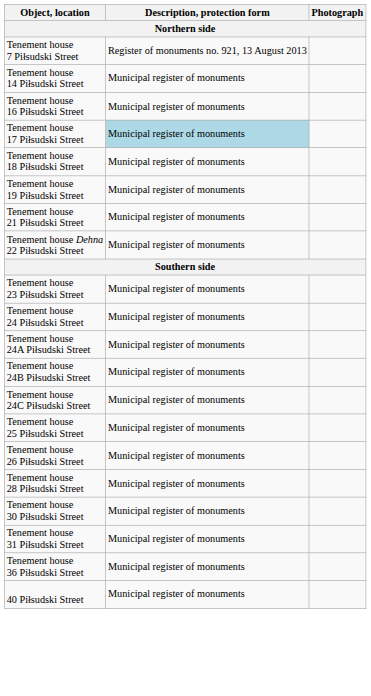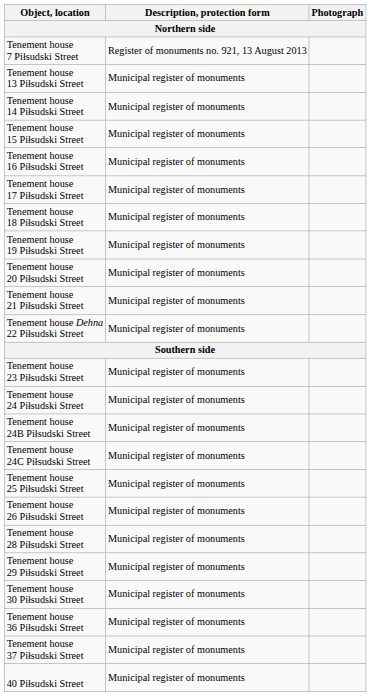+ row: (45, 78)
+ row: (45, 134)
(176, 134) lightblue background -> (176, 189) no background
+ row: (45, 272)
- row: (48, 344)
+ row: (45, 566)
- row: (45, 539)
+ row: (45, 650)
